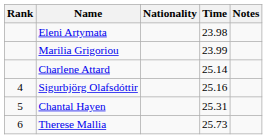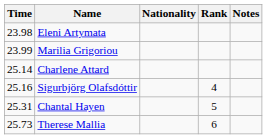columns swapped: (20, 13) <-> (215, 13)
